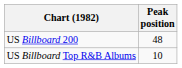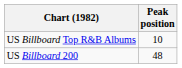rows swapped: (42, 39) <-> (71, 55)
